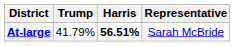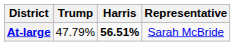(75, 31) 41.79% -> (75, 31) 47.79%
